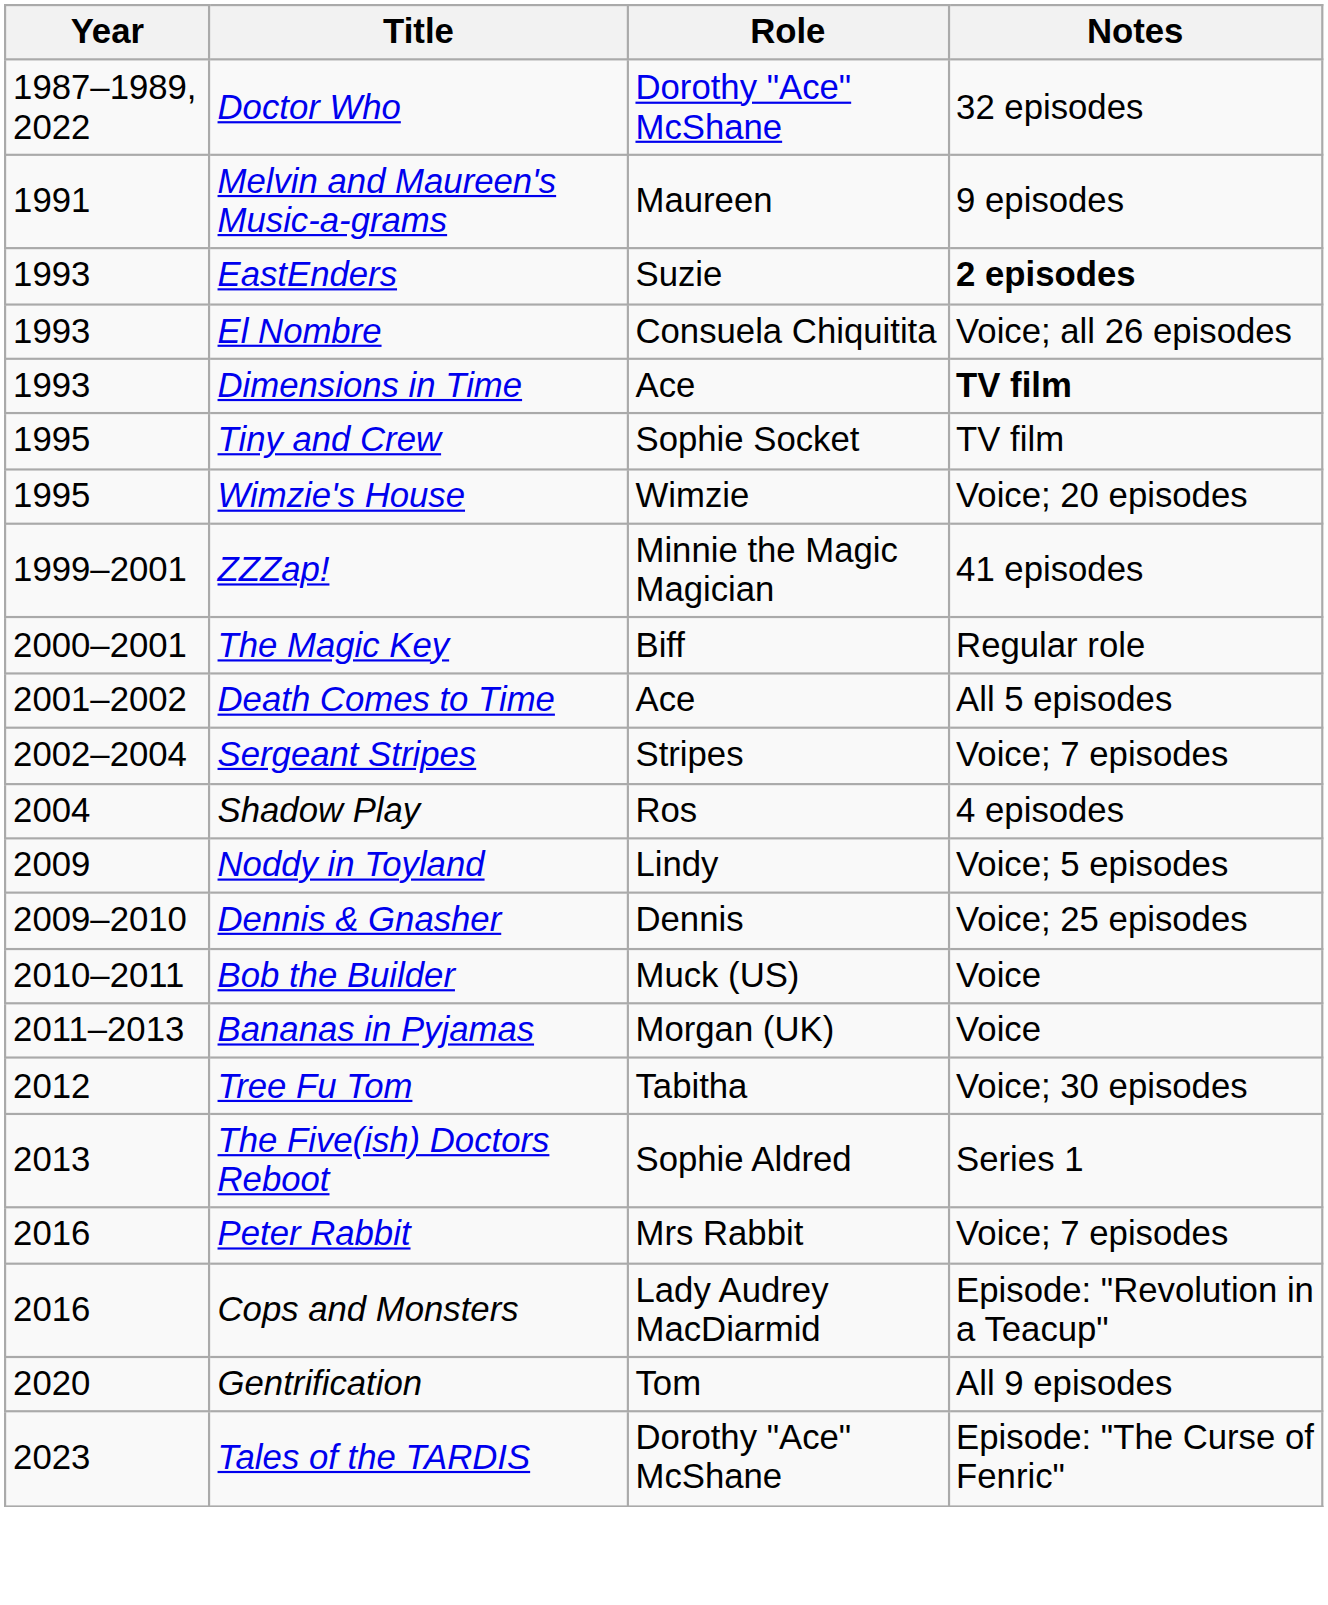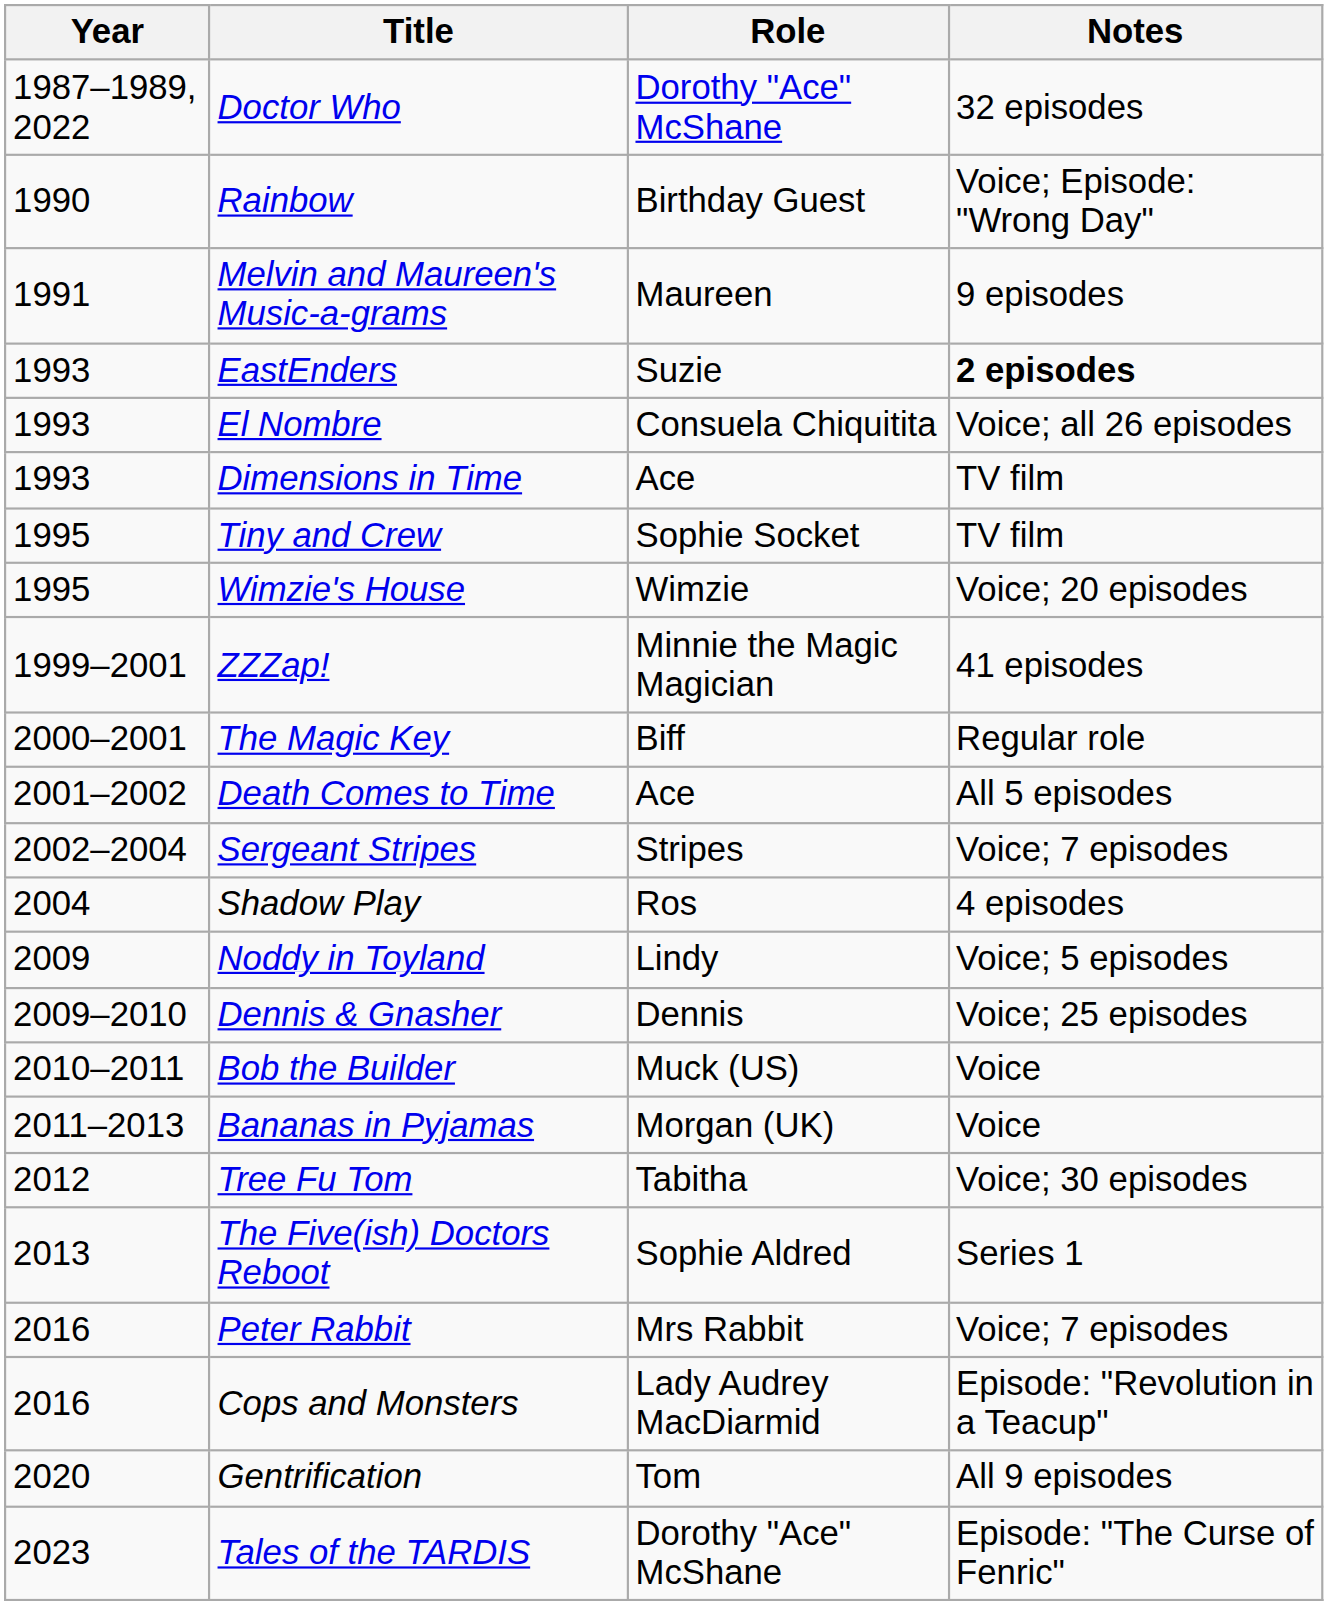+ row: (285, 200)
(1014, 385) bold -> (1010, 479) normal
